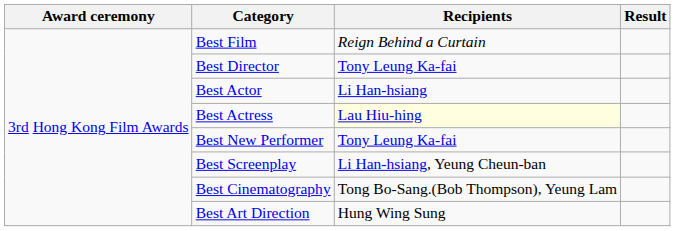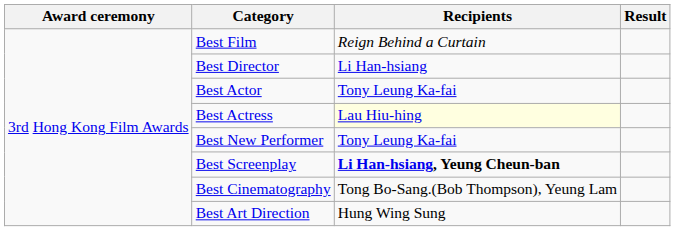(397, 66) Tony Leung Ka-fai -> (382, 66) Li Han-hsiang
(382, 90) Li Han-hsiang -> (397, 90) Tony Leung Ka-fai
(442, 164) normal -> (449, 164) bold
